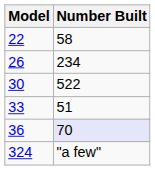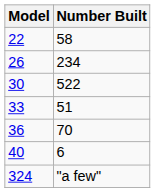(64, 130) lavender background -> (64, 130) no background
+ row: (16, 153)
